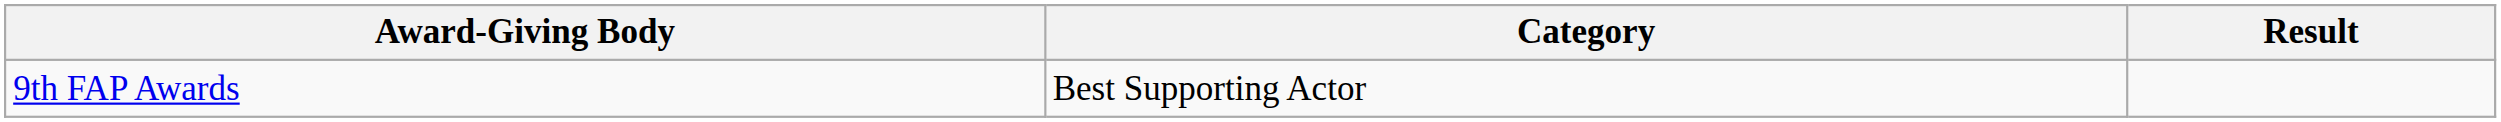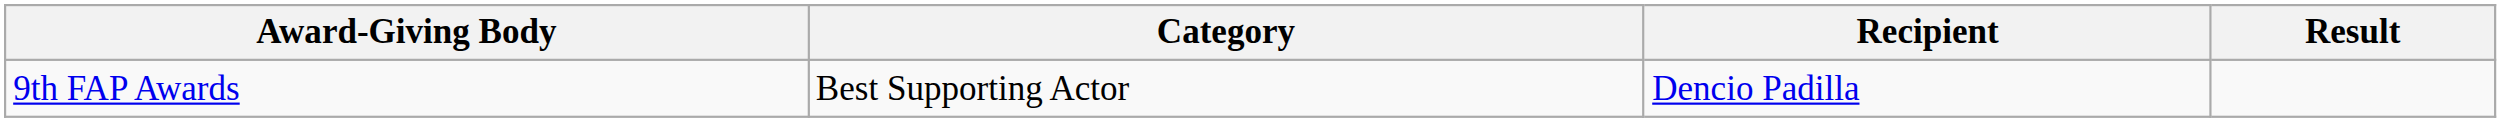+ column: (1928, 32)
